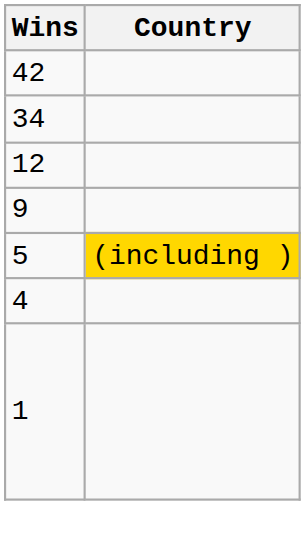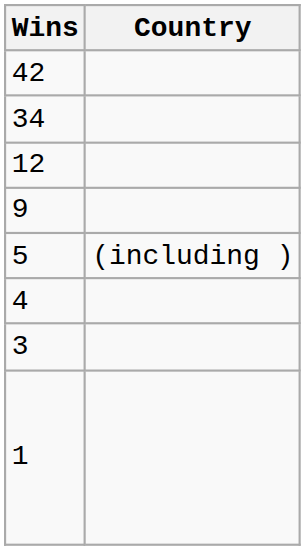(193, 256) gold background -> (193, 256) no background
+ row: (20, 347)
